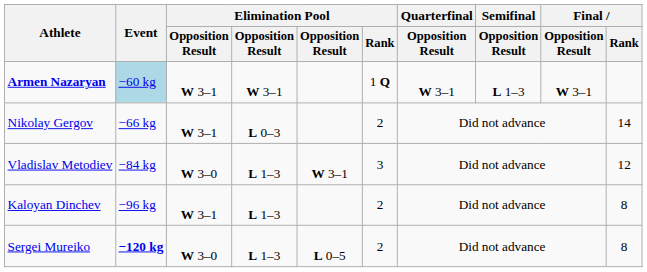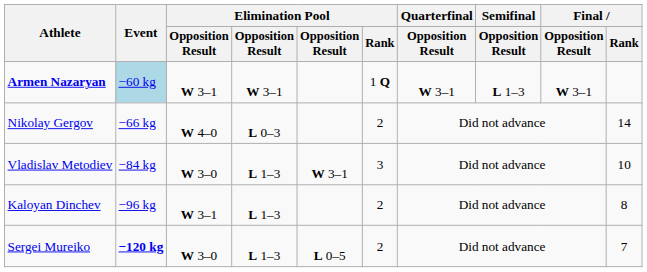(199, 133) W 3–1 -> (199, 133) W 4–0
(624, 164) 12 -> (624, 164) 10
(624, 246) 8 -> (624, 246) 7
